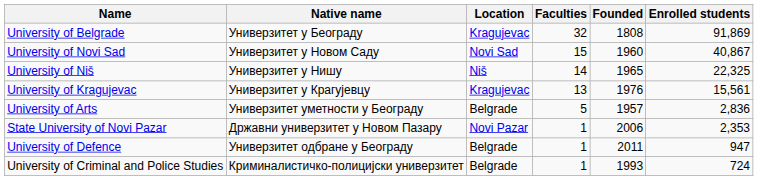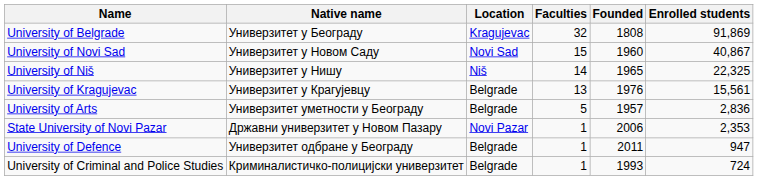(499, 90) Kragujevac -> (493, 90) Belgrade
